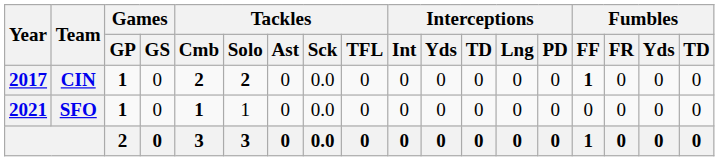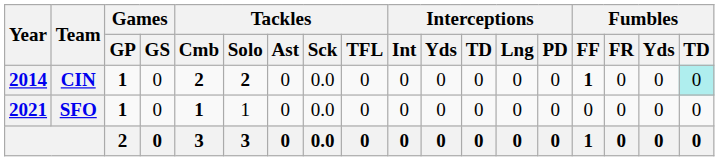(28, 79) 2017 -> (28, 79) 2014
(697, 79) no background -> (697, 79) paleturquoise background
